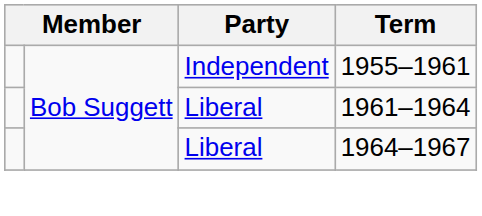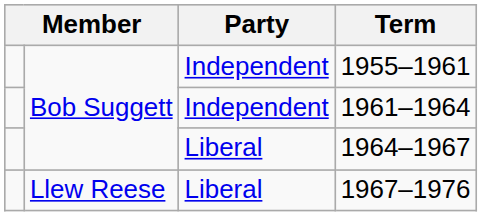(223, 107) Liberal -> (257, 107) Independent
+ row: (406, 189)
